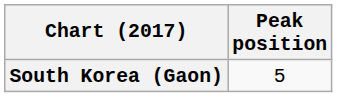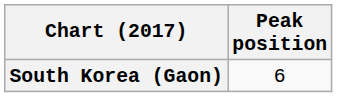(280, 76) 5 -> (280, 76) 6
